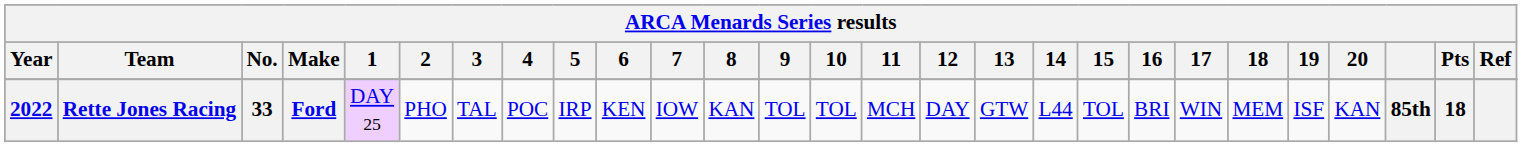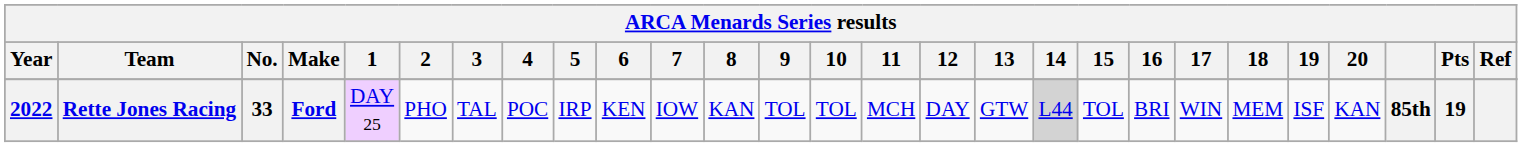(1056, 109) no background -> (1056, 109) lightgrey background
(1455, 109) 18 -> (1455, 109) 19
